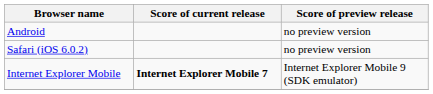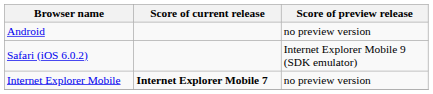(327, 49) no preview version -> (345, 55) Internet Explorer Mobile 9 (SDK emulator)
(345, 73) Internet Explorer Mobile 9 (SDK emulator) -> (327, 80) no preview version
